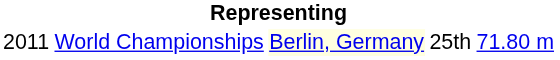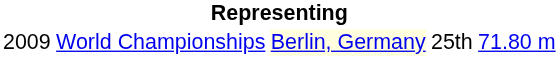(26, 42) 2011 -> (27, 42) 2009
